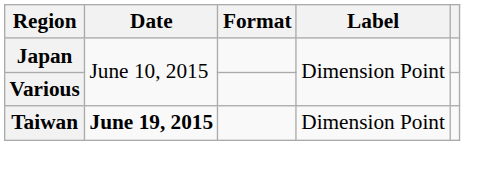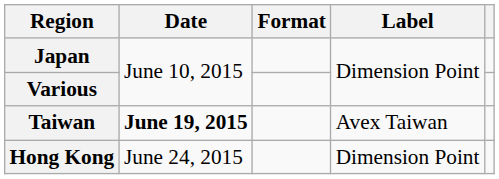(373, 122) Dimension Point -> (392, 122) Avex Taiwan
+ row: (62, 156)
